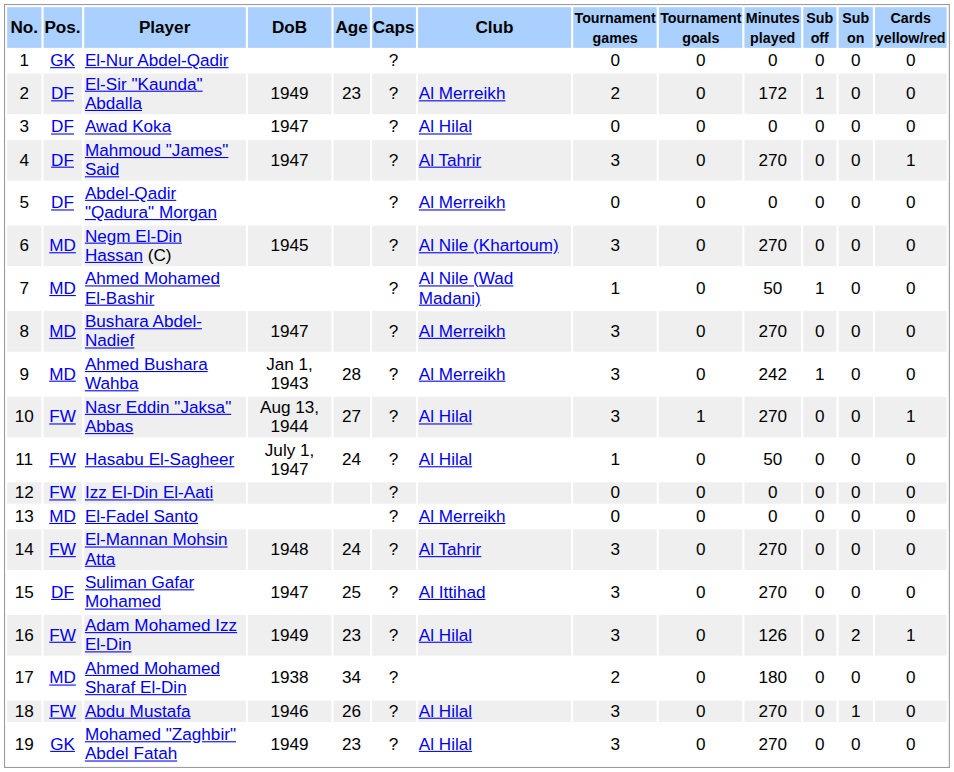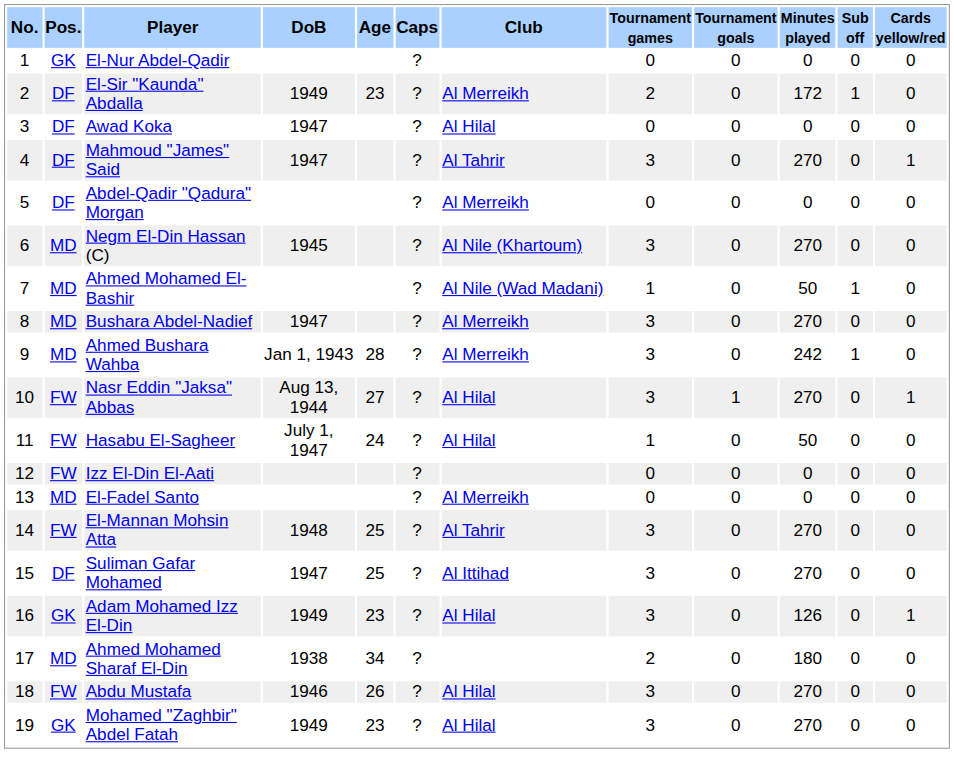- column: (856, 28)
(352, 549) 24 -> (375, 530) 25
(63, 635) FW -> (63, 616) GK
